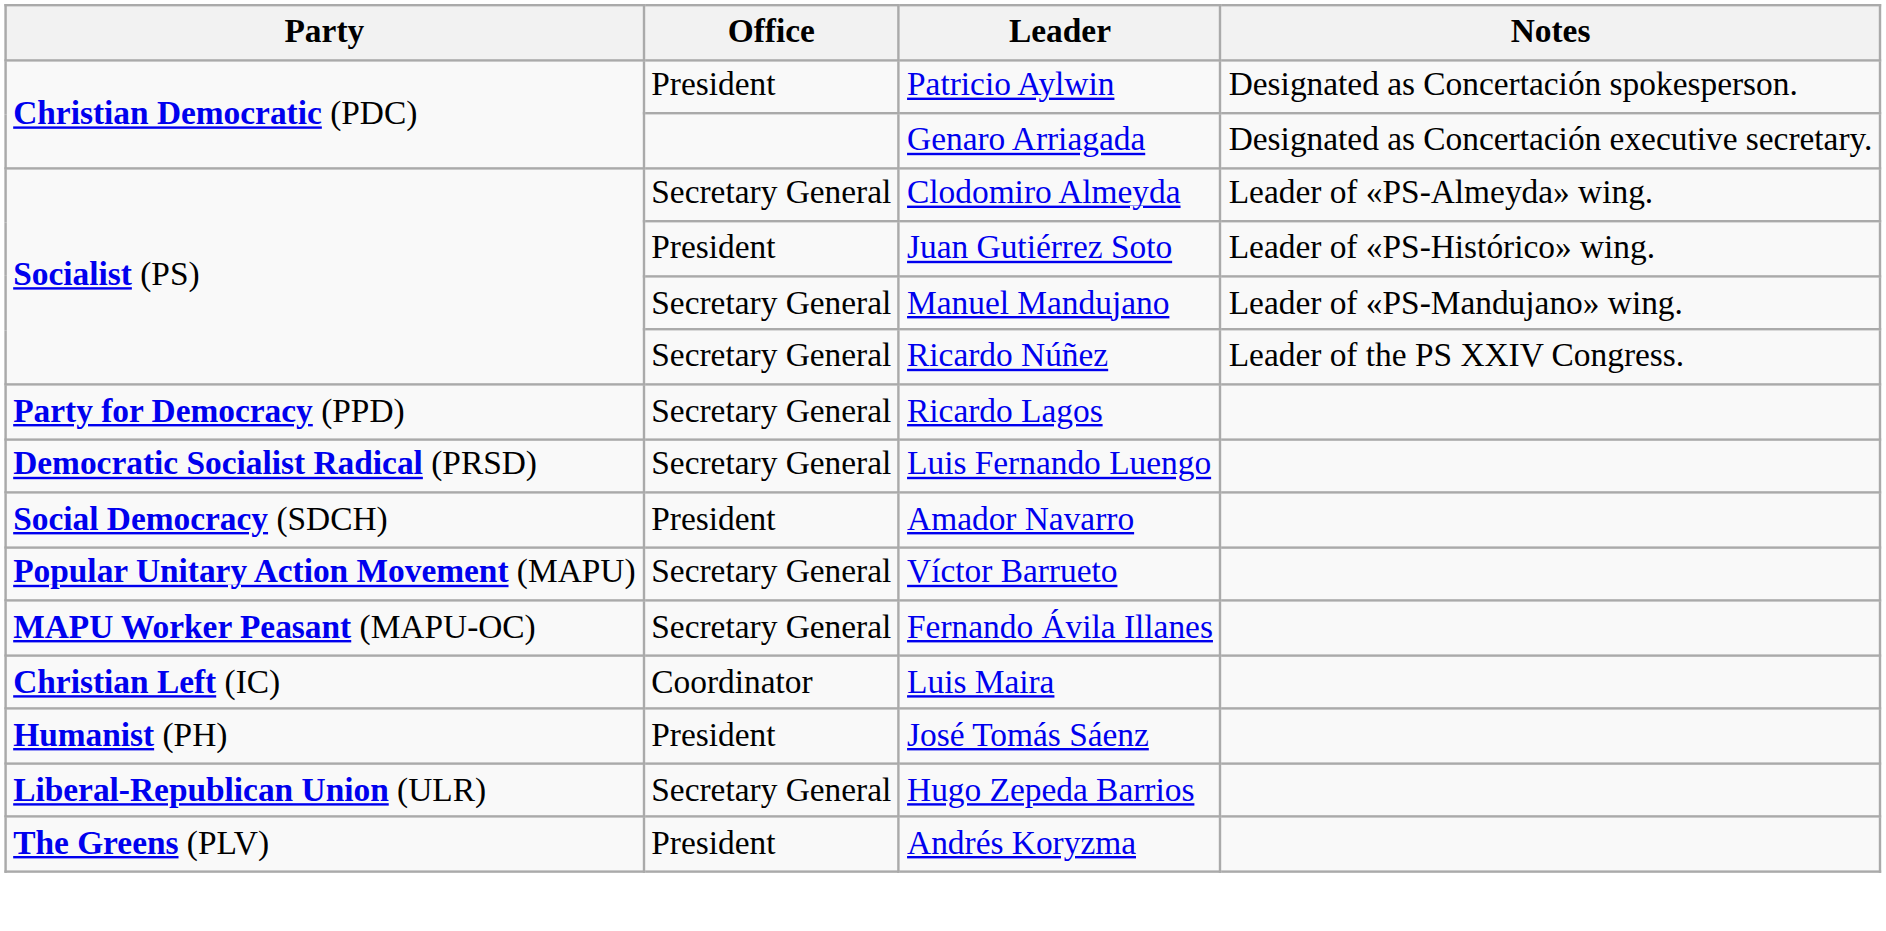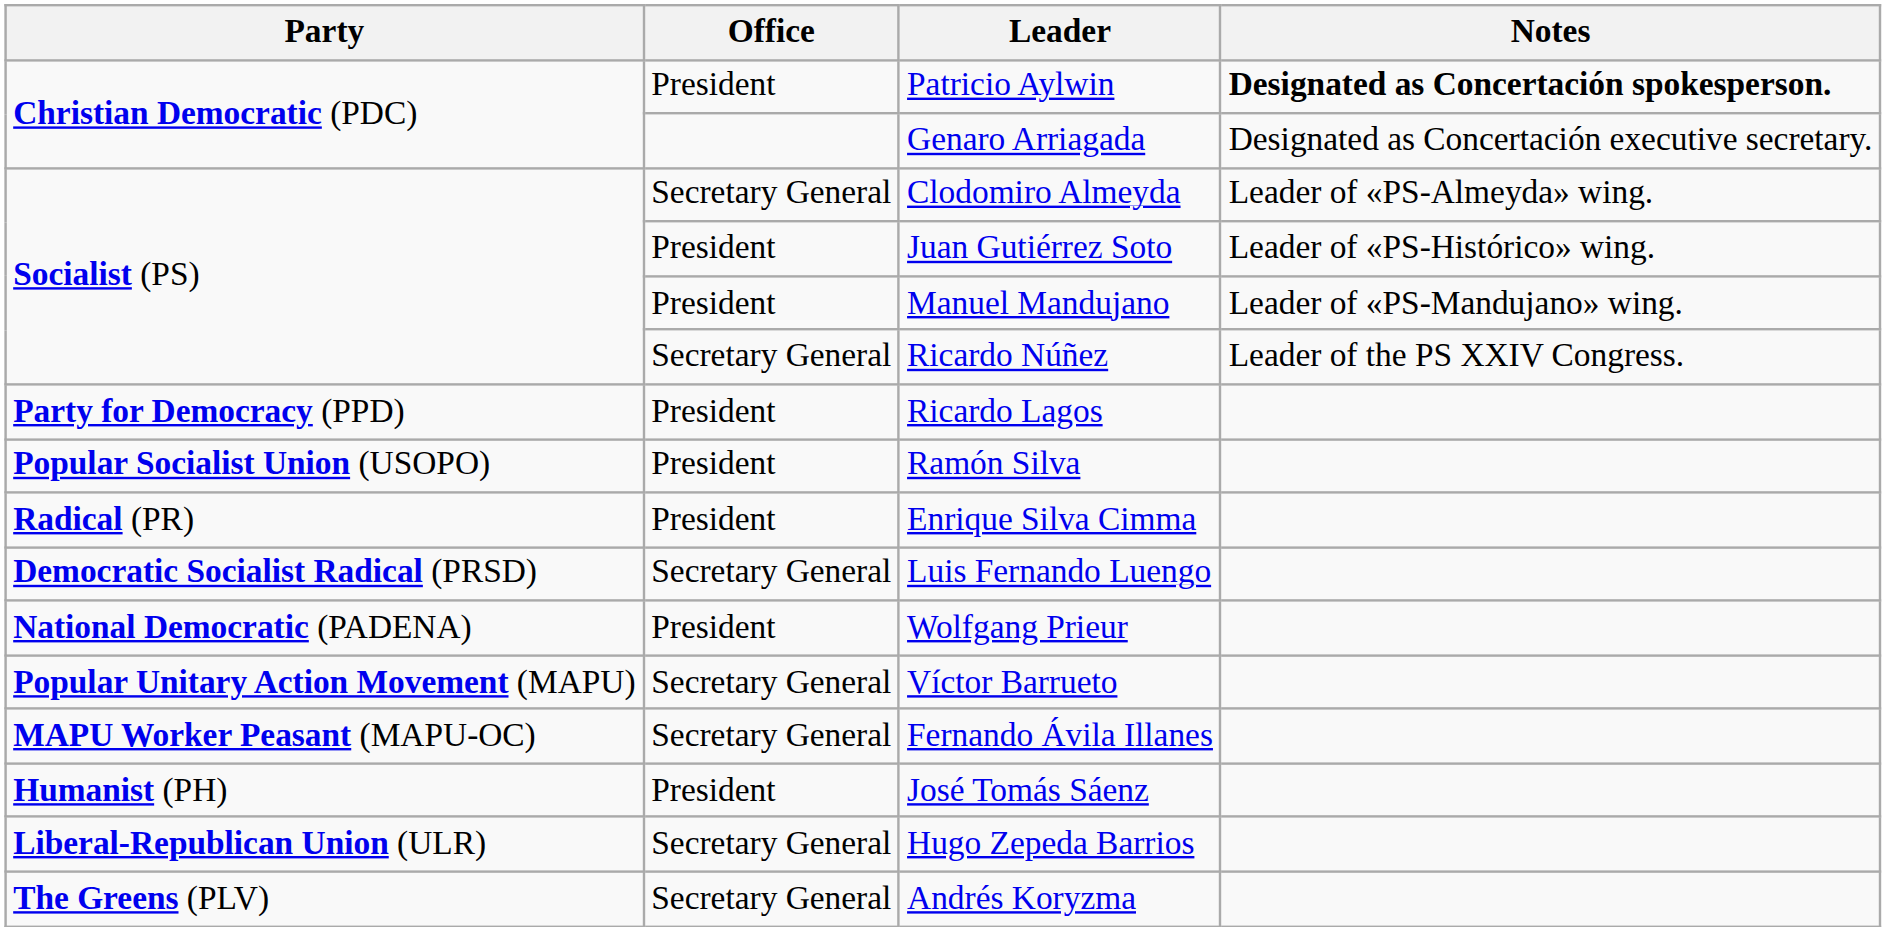(1513, 85) normal -> (1530, 85) bold
(771, 302) Secretary General -> (713, 302) President
(771, 410) Secretary General -> (713, 410) President
+ row: (994, 464)
+ row: (1052, 518)
- row: (1021, 518)
+ row: (1017, 627)
- row: (981, 681)
(713, 843) President -> (771, 897) Secretary General
